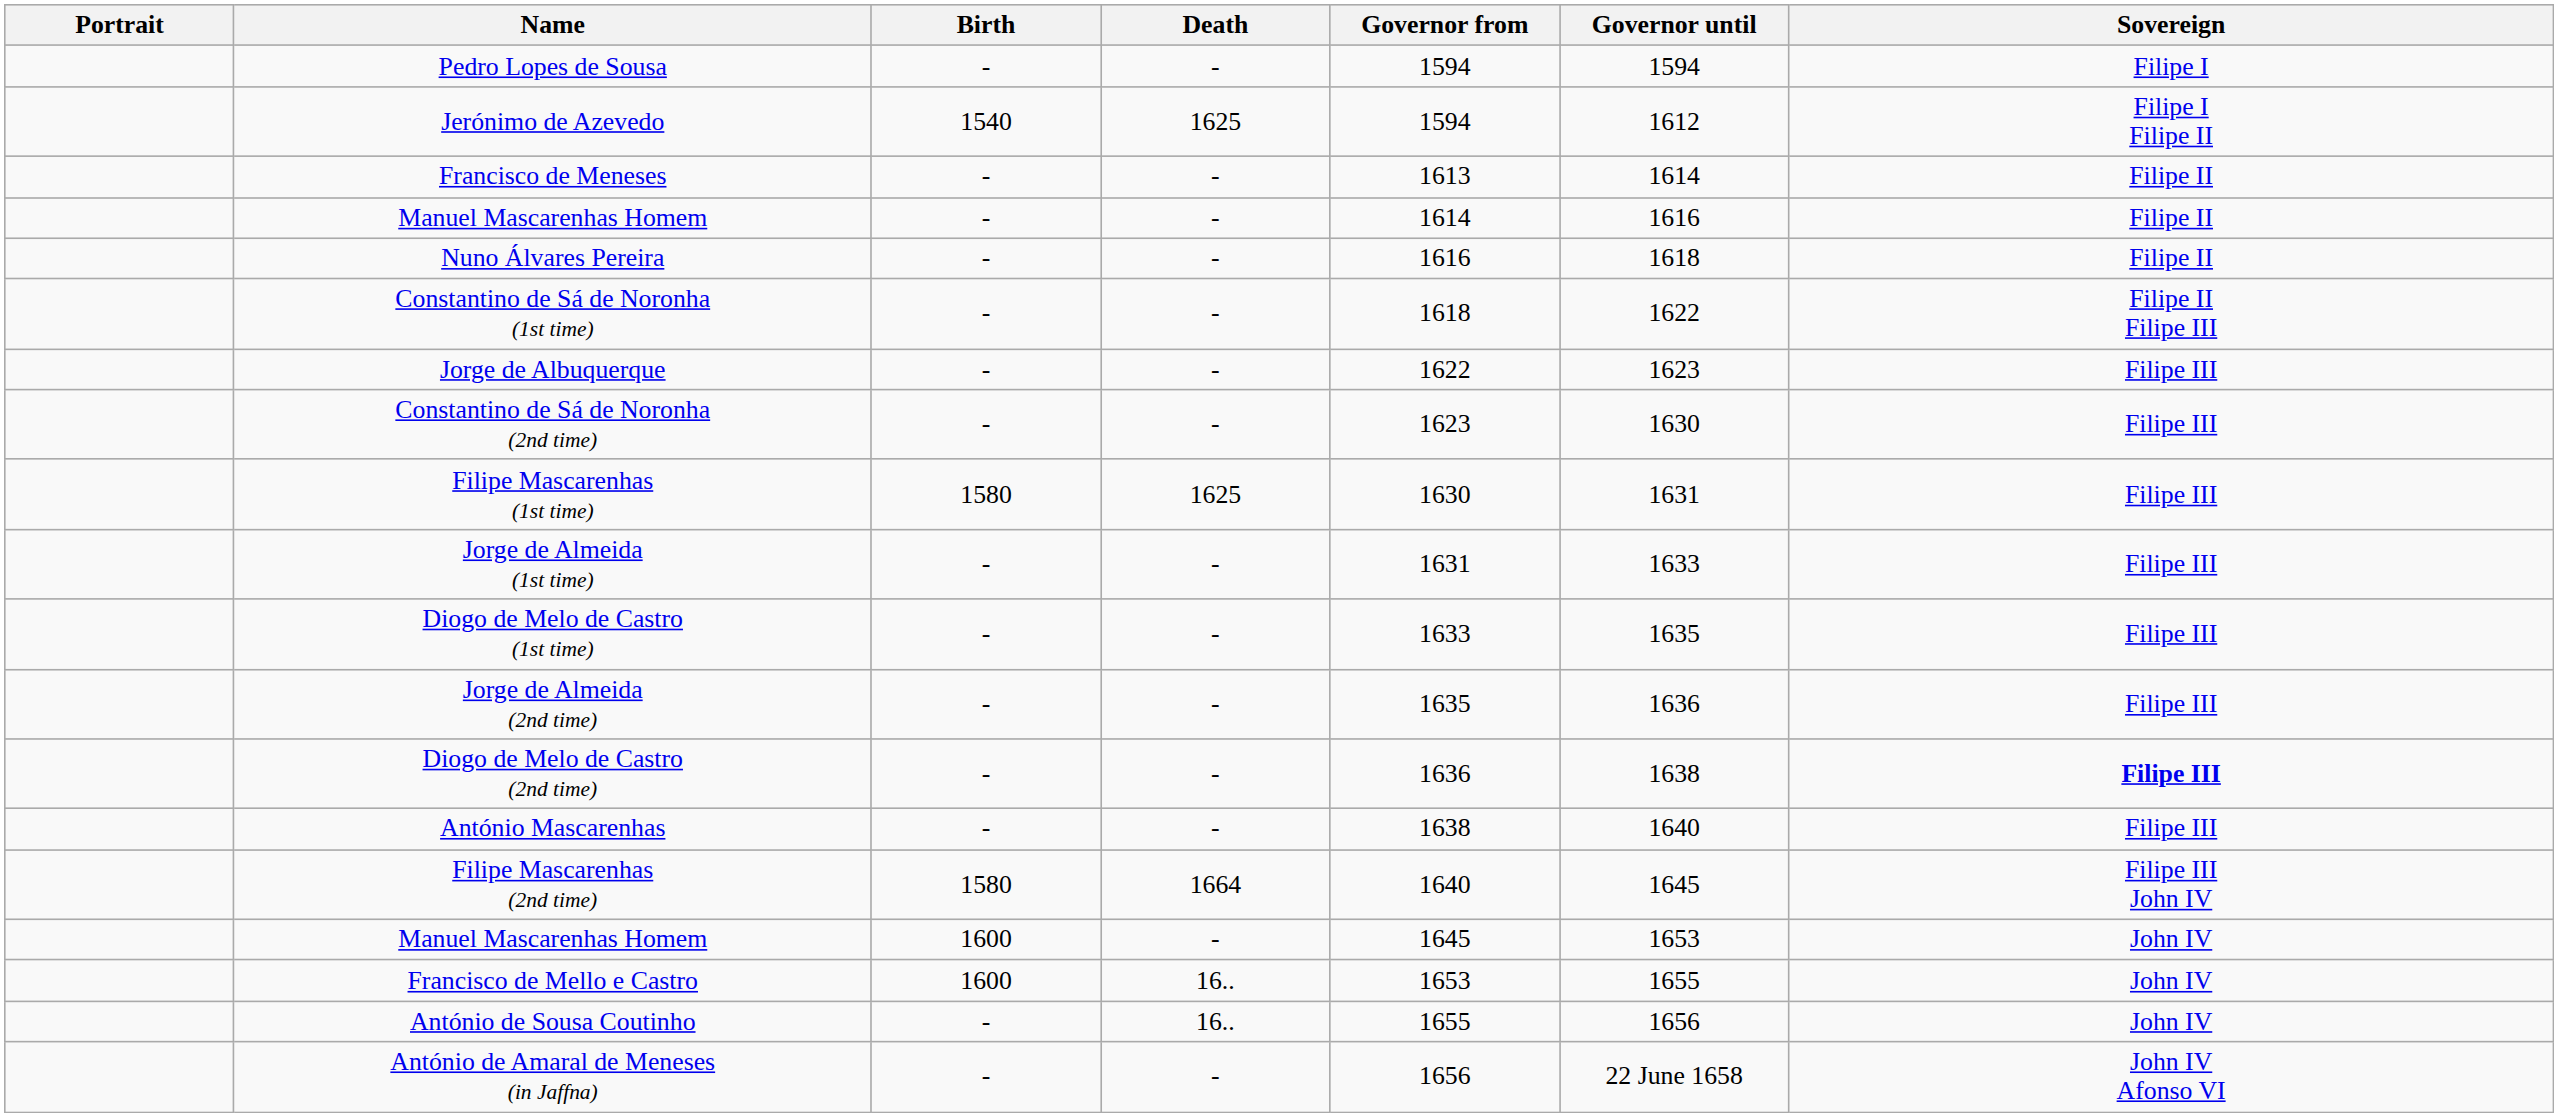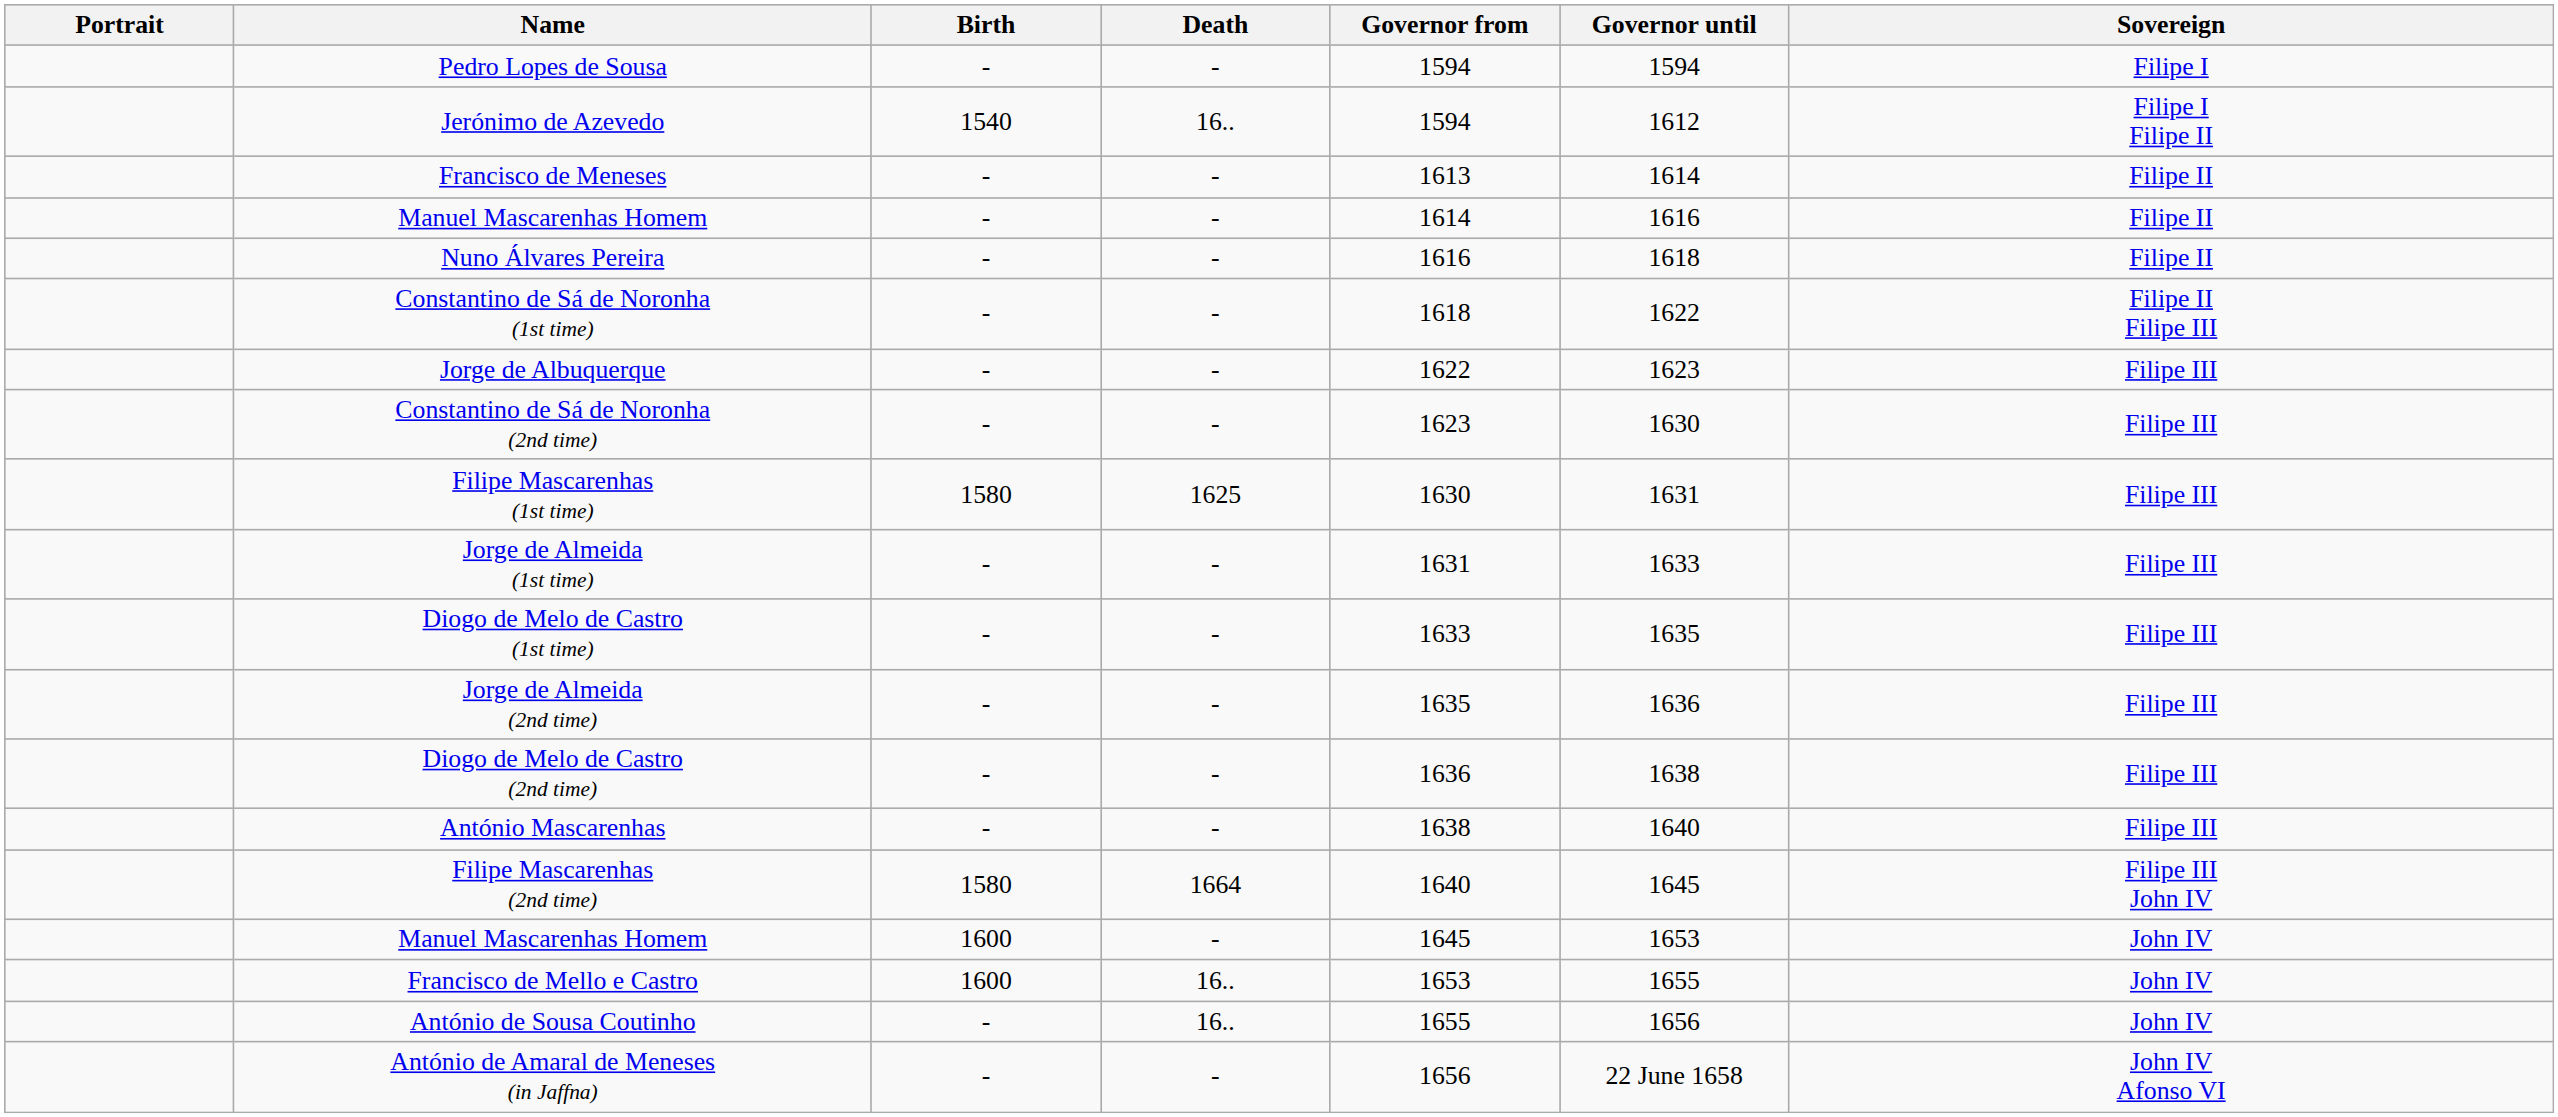(1215, 121) 1625 -> (1215, 121) 16..
(2171, 773) bold -> (2171, 773) normal
